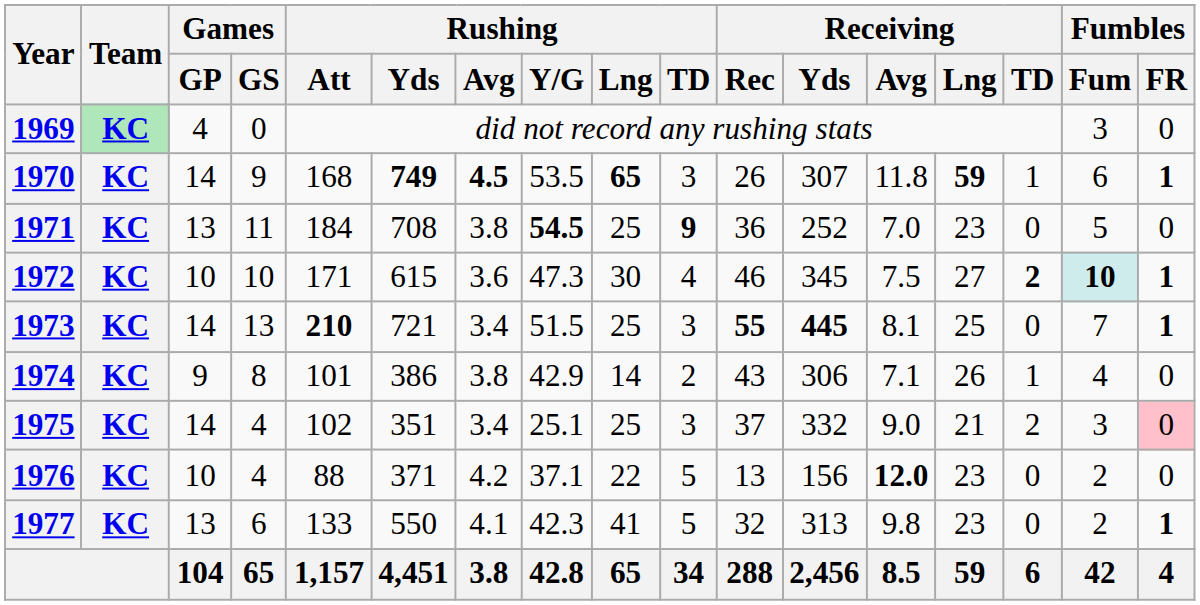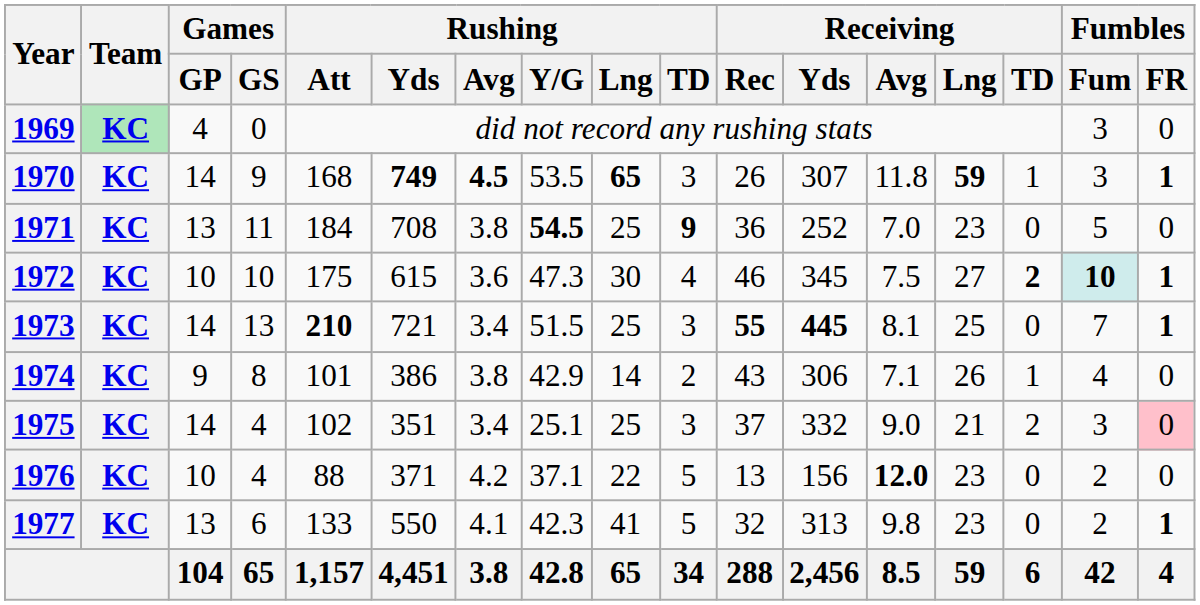(1100, 177) 6 -> (1100, 177) 3
(329, 276) 171 -> (329, 276) 175
